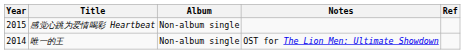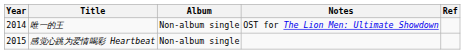rows swapped: (47, 41) <-> (93, 25)
